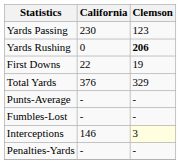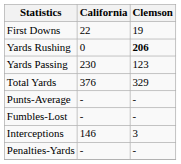rows swapped: (34, 64) <-> (37, 30)
(135, 133) lightyellow background -> (135, 133) no background
